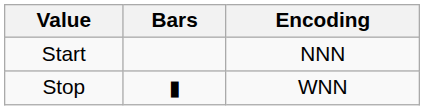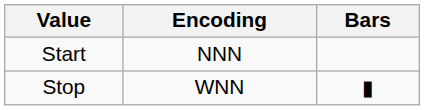columns swapped: (175, 20) <-> (323, 20)
